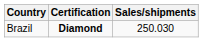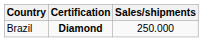(156, 28) 250.030 -> (156, 28) 250.000
